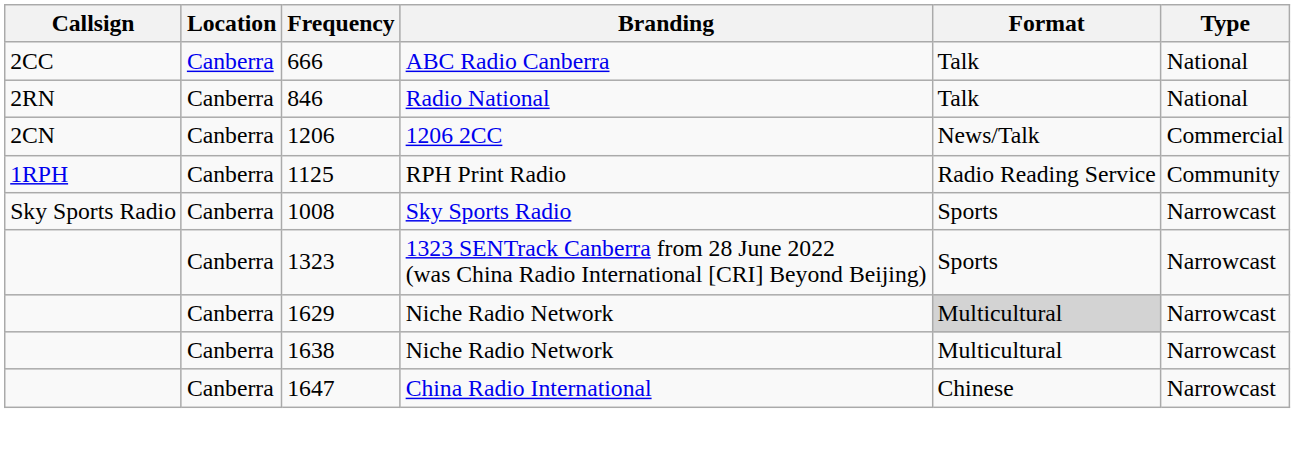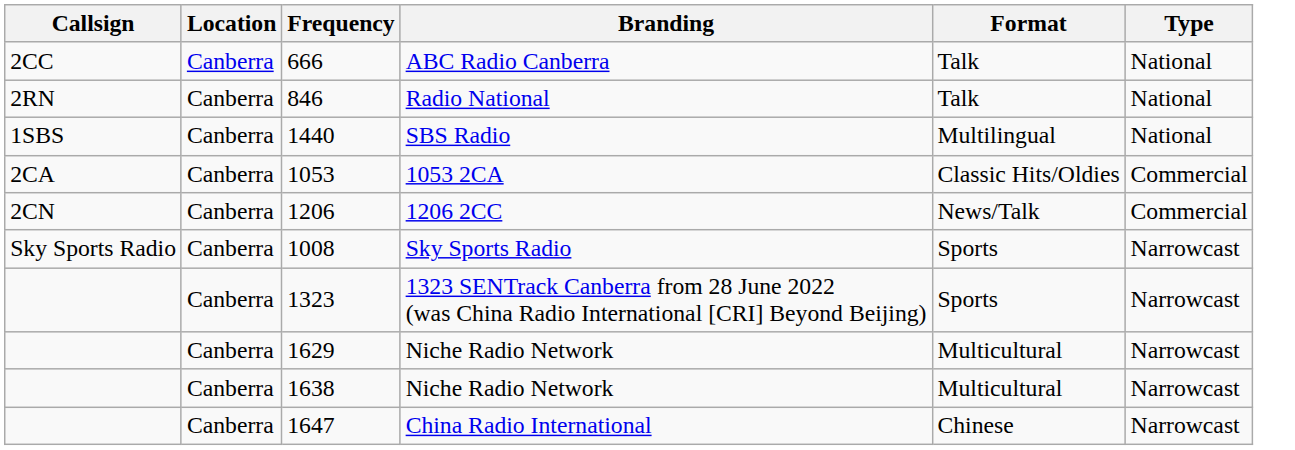+ row: (311, 135)
+ row: (311, 173)
- row: (311, 173)
(1000, 312) lightgrey background -> (1000, 350) no background
